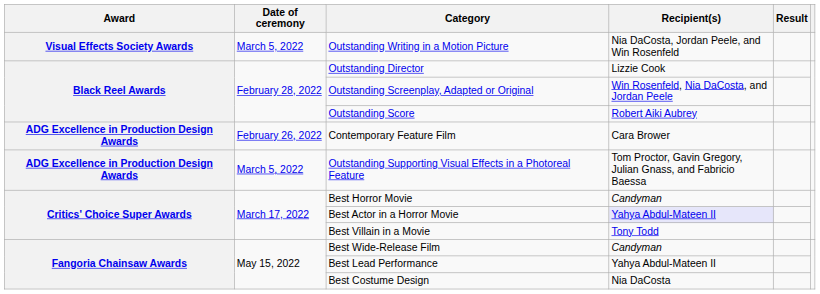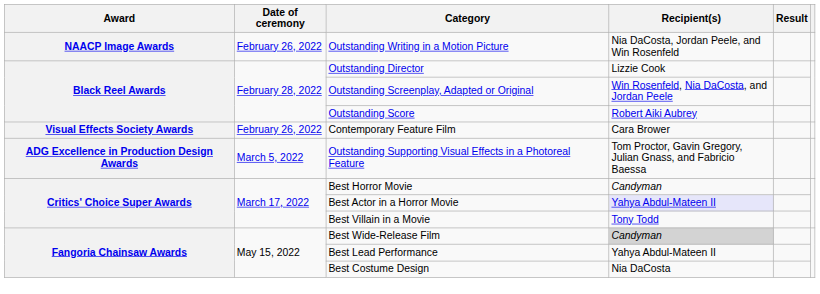(119, 46) Visual Effects Society Awards -> (119, 46) NAACP Image Awards
(270, 46) March 5, 2022 -> (279, 46) February 26, 2022
(119, 136) ADG Excellence in Production Design Awards -> (119, 130) Visual Effects Society Awards
(637, 247) no background -> (637, 236) lightgrey background
